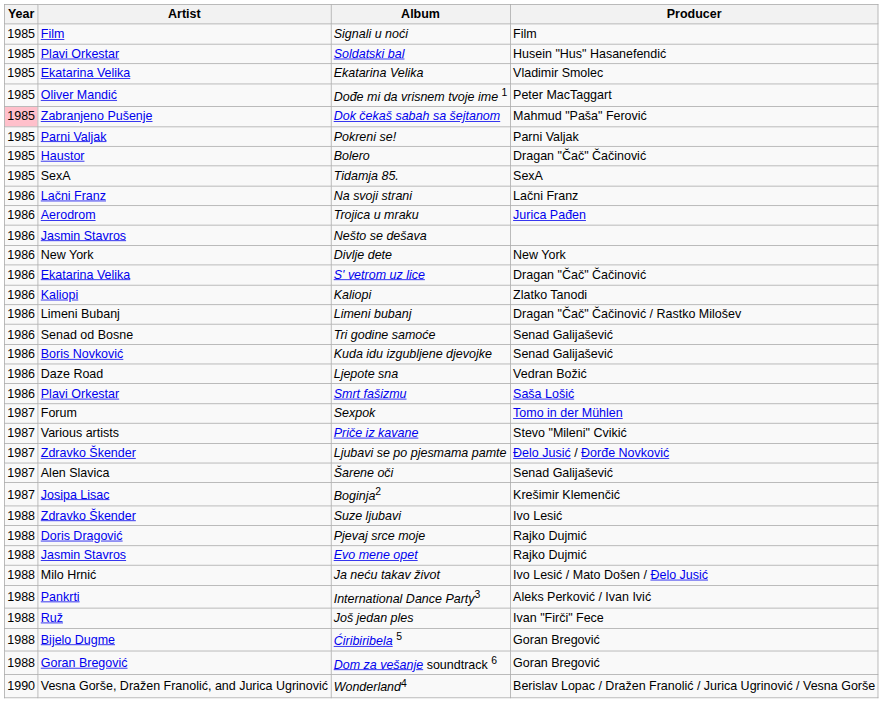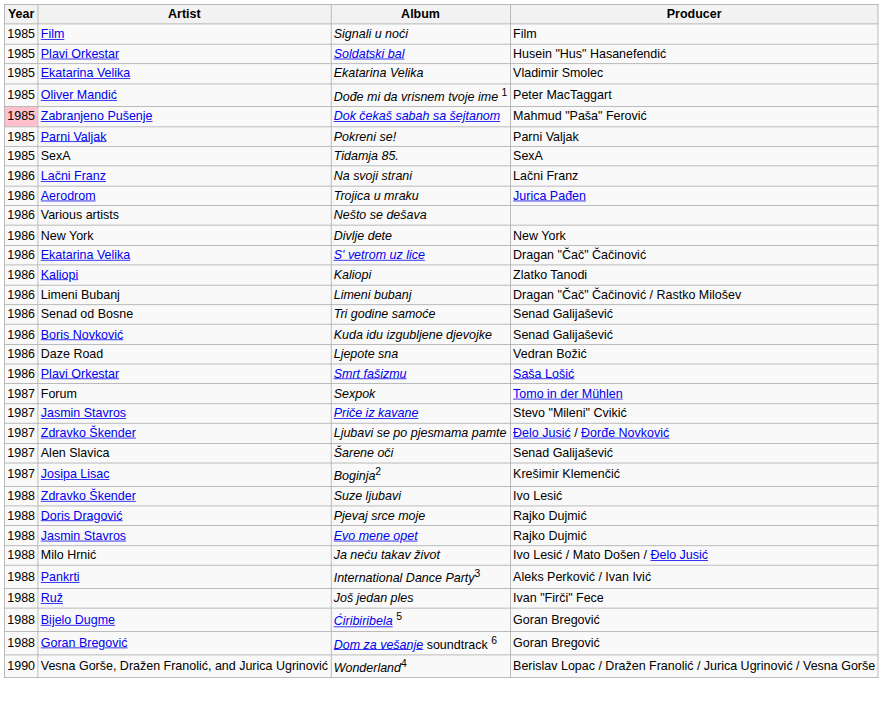- row: (352, 156)
(83, 235) Jasmin Stavros -> (80, 215) Various artists
(80, 433) Various artists -> (83, 413) Jasmin Stavros
